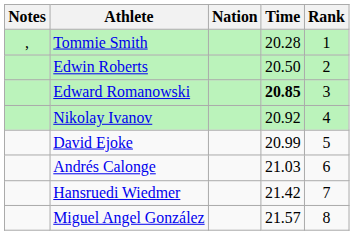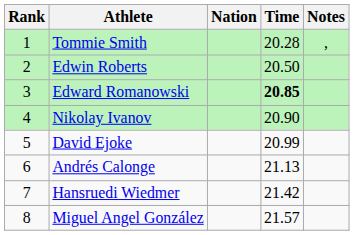columns swapped: (326, 17) <-> (27, 17)
(283, 117) 20.92 -> (282, 117) 20.90
(283, 167) 21.03 -> (282, 167) 21.13
